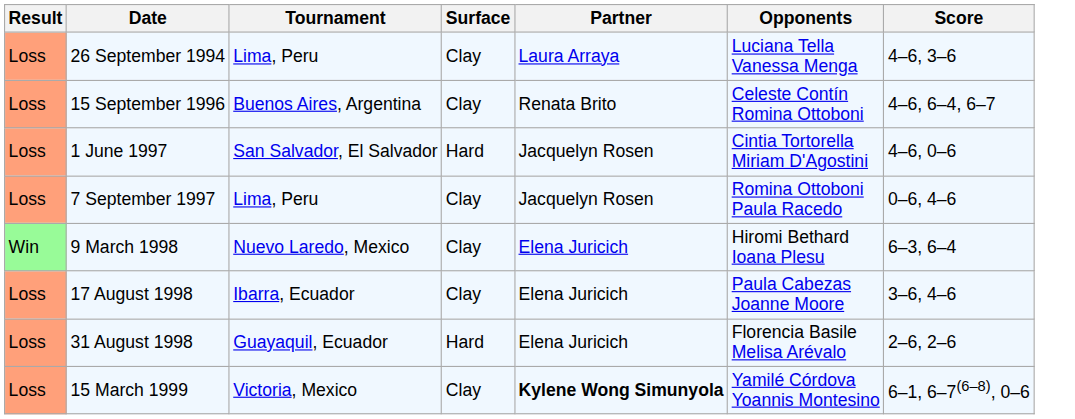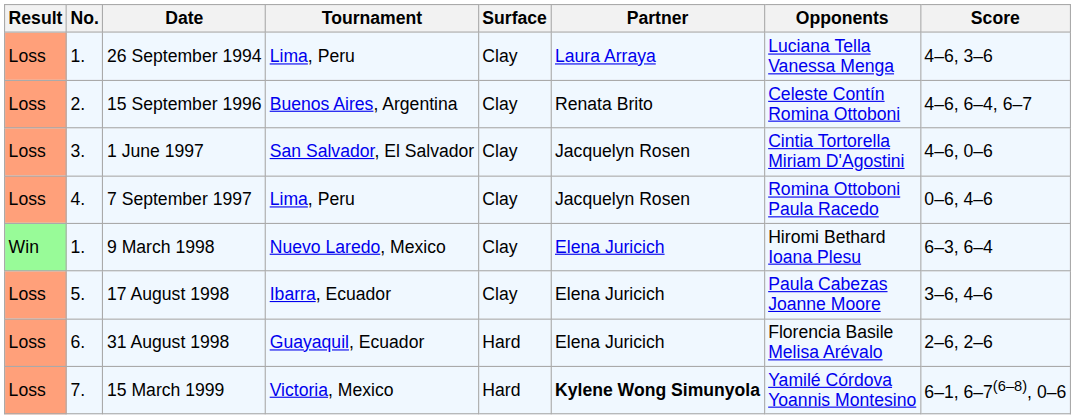+ column: (85, 18)
(465, 151) Hard -> (500, 151) Clay
(463, 390) Clay -> (501, 390) Hard
